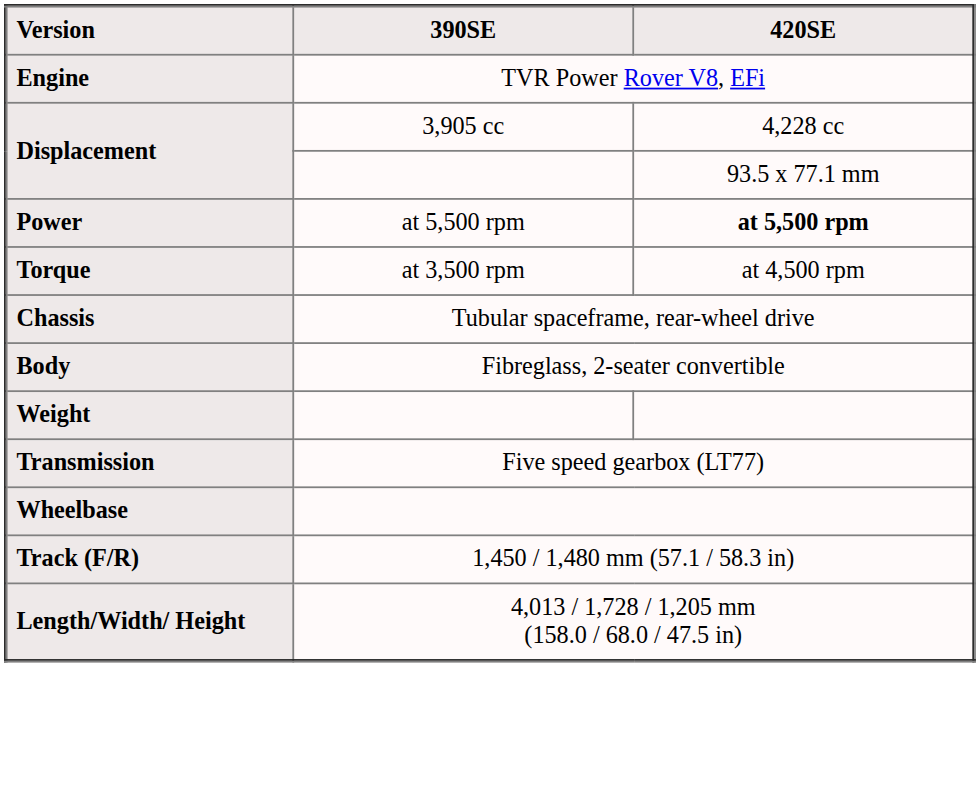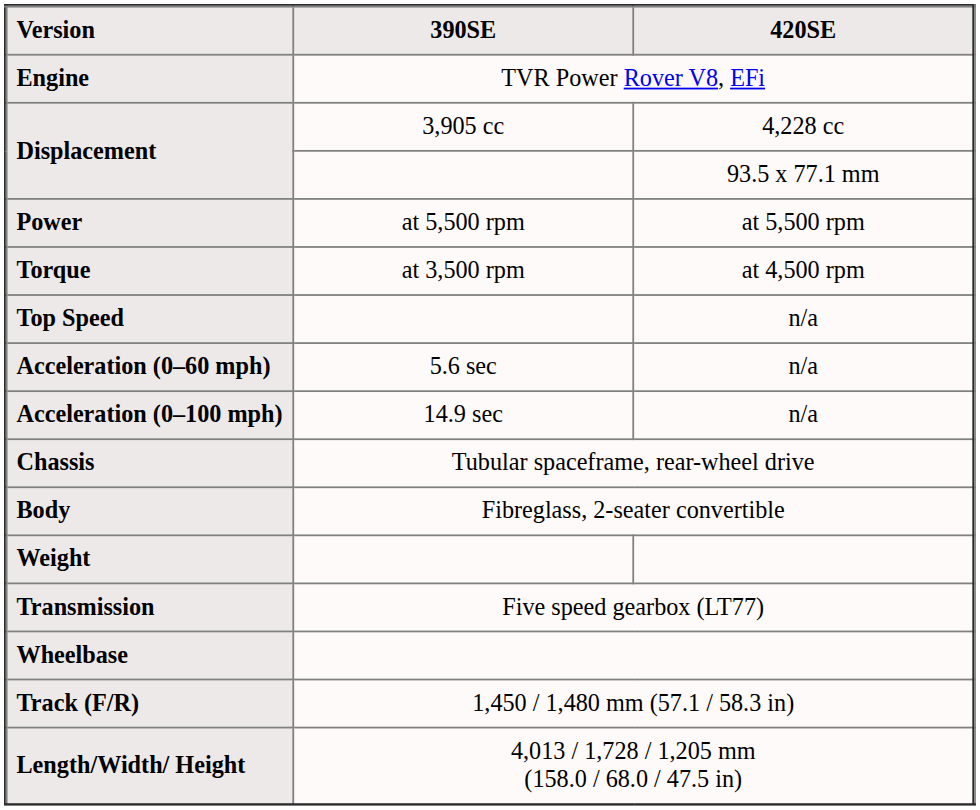(803, 222) bold -> (803, 222) normal
+ row: (70, 318)
+ row: (143, 366)
+ row: (150, 414)
